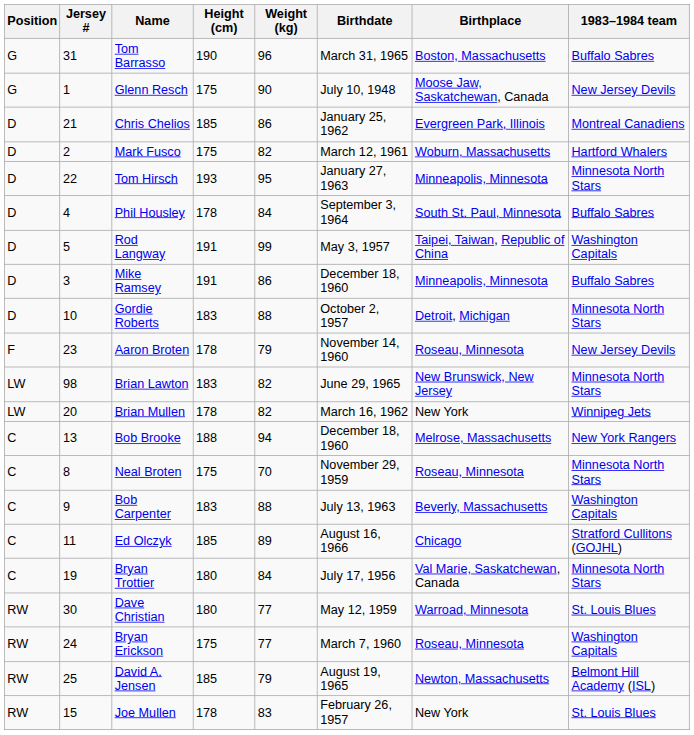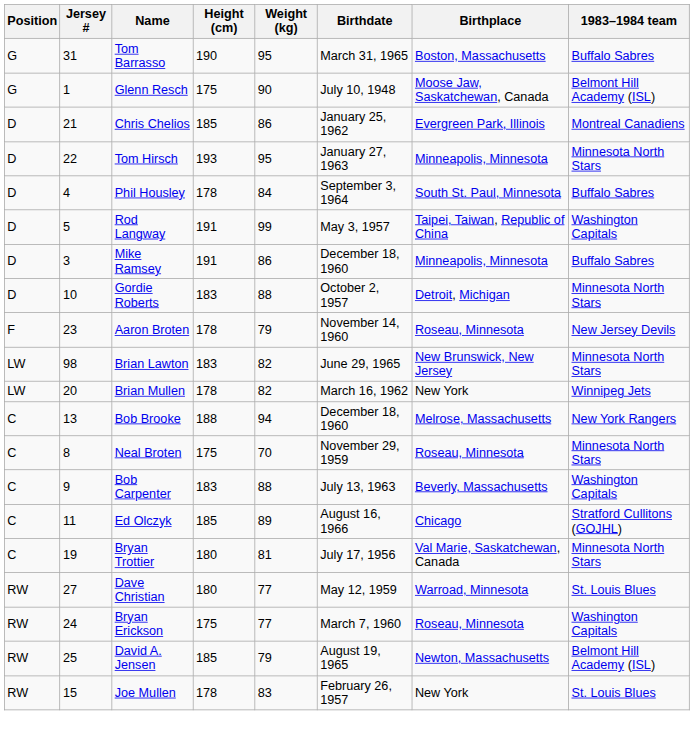(265, 55) 96 -> (265, 55) 95
(623, 90) New Jersey Devils -> (613, 90) Belmont Hill Academy (ISL)
- row: (148, 151)
(265, 575) 84 -> (265, 555) 81
(70, 609) 30 -> (70, 589) 27
